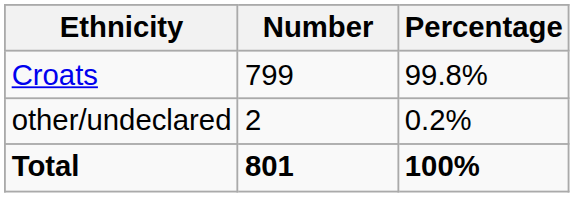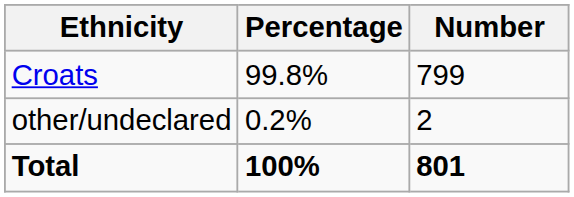columns swapped: (318, 27) <-> (484, 27)
